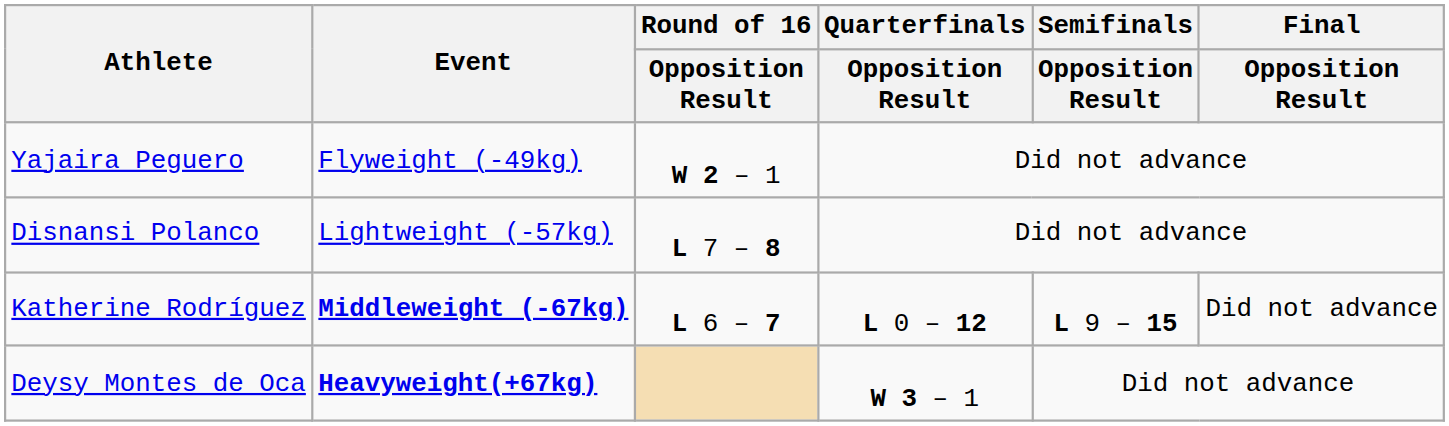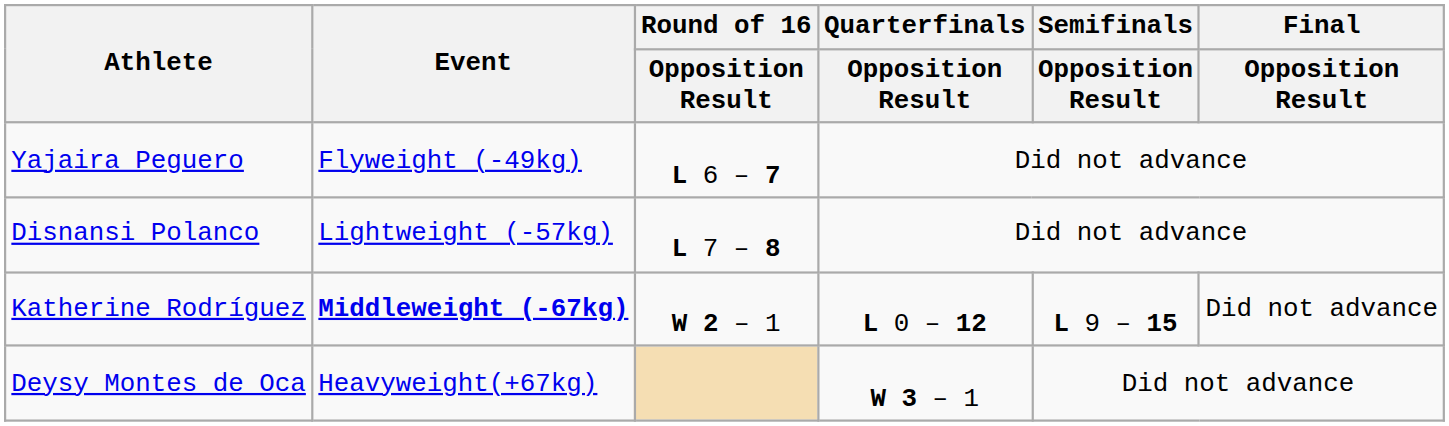(726, 175) W 2 – 1 -> (726, 175) L 6 – 7
(726, 324) L 6 – 7 -> (726, 324) W 2 – 1
(458, 383) bold -> (458, 383) normal
